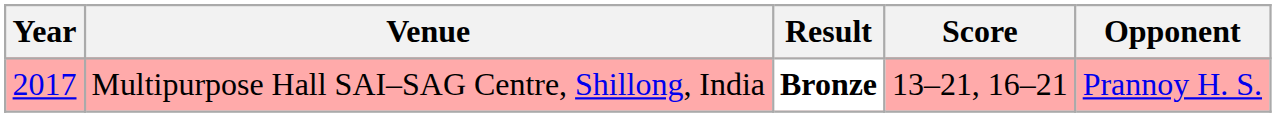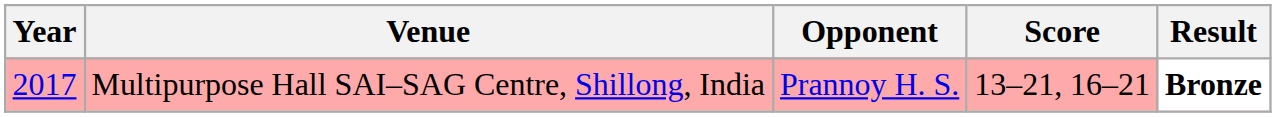columns swapped: (1172, 31) <-> (828, 31)
